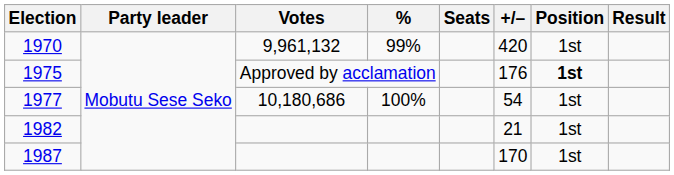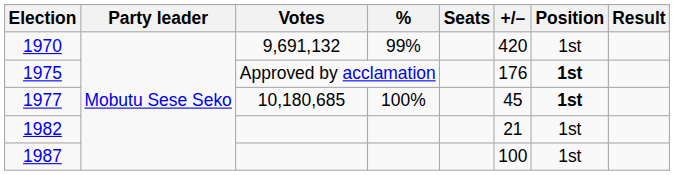(301, 45) 9,961,132 -> (301, 45) 9,691,132
(301, 101) 10,180,686 -> (301, 101) 10,180,685
(513, 101) 54 -> (513, 101) 45
(570, 101) normal -> (570, 101) bold
(513, 156) 170 -> (513, 156) 100
